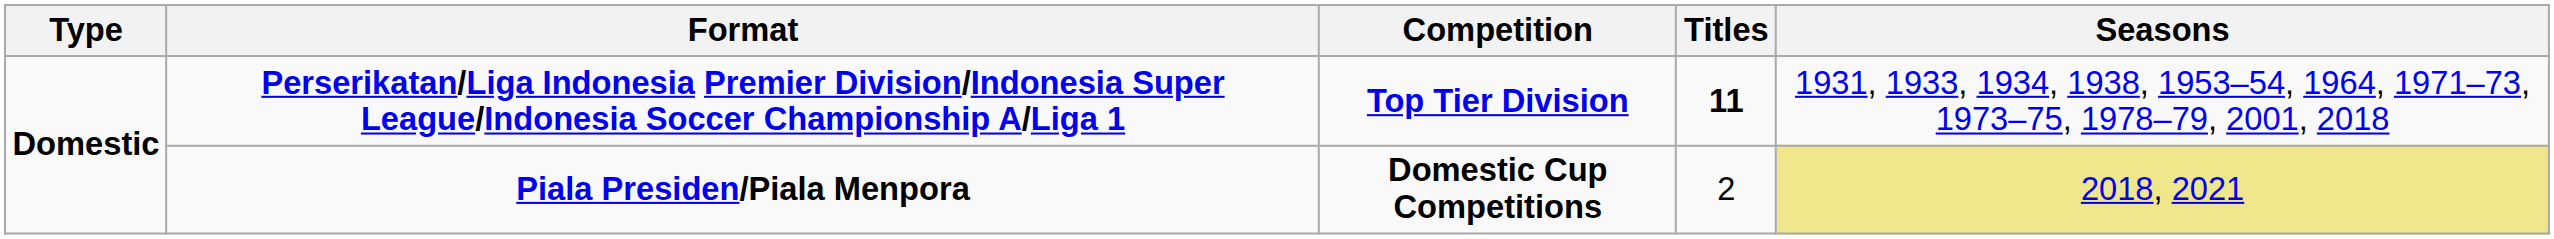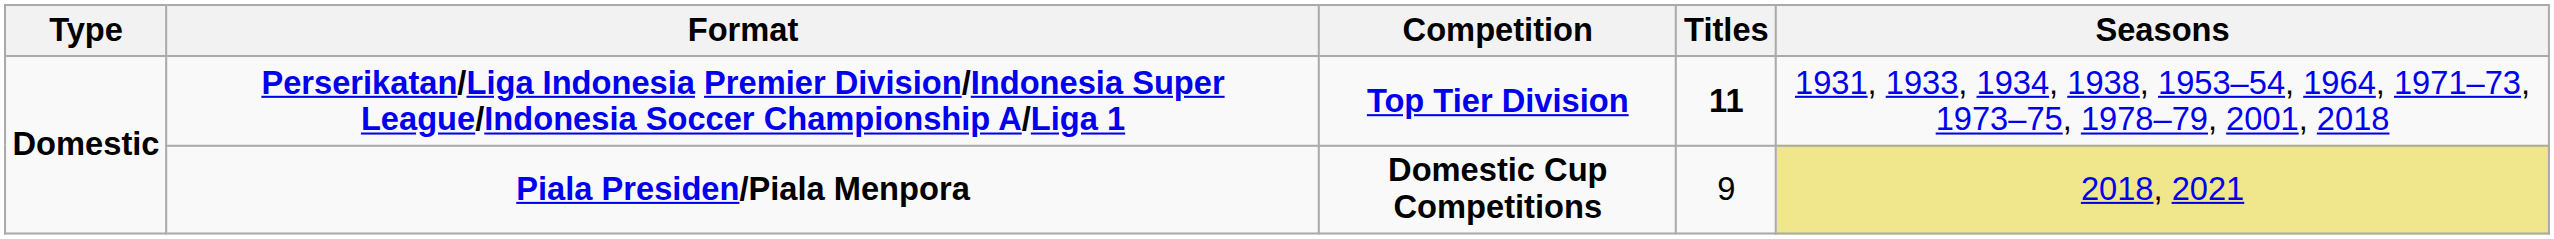(1726, 188) 2 -> (1726, 188) 9
